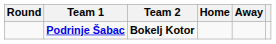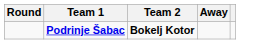- column: (215, 13)
